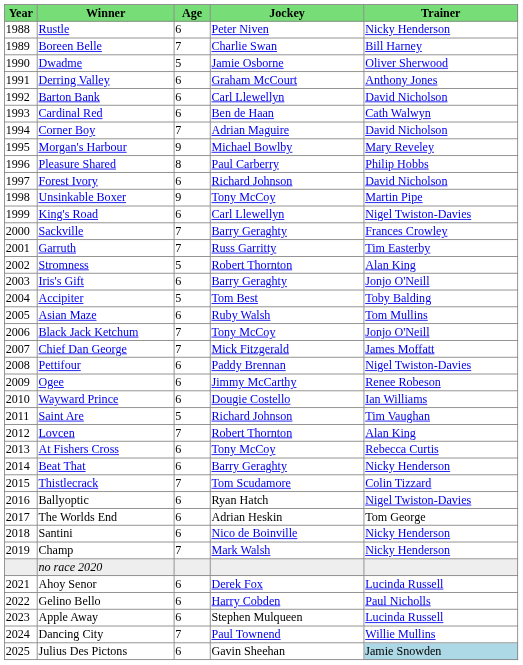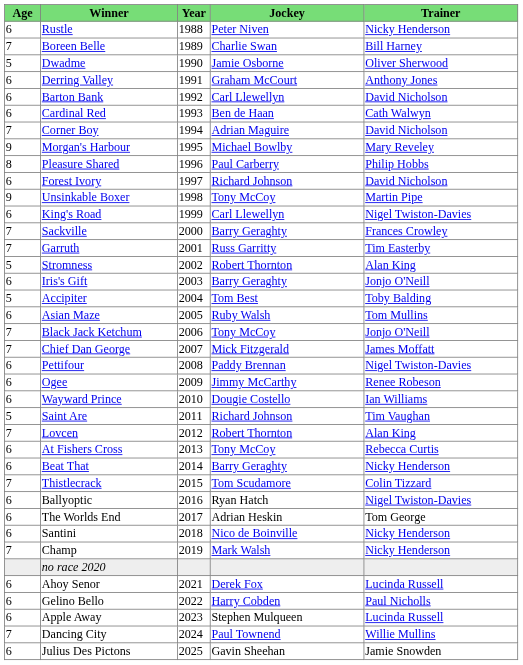columns swapped: (21, 12) <-> (192, 12)
(403, 651) lightblue background -> (403, 651) no background
